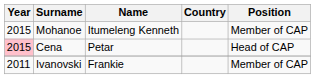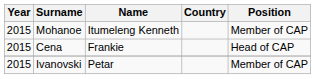(19, 47) pink background -> (19, 47) no background
(101, 47) Petar -> (106, 47) Frankie
(19, 64) 2011 -> (19, 64) 2015
(106, 64) Frankie -> (101, 64) Petar
